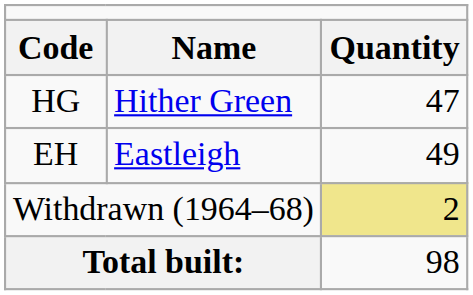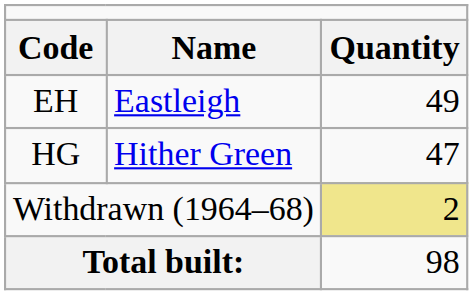rows swapped: (56, 154) <-> (56, 100)
